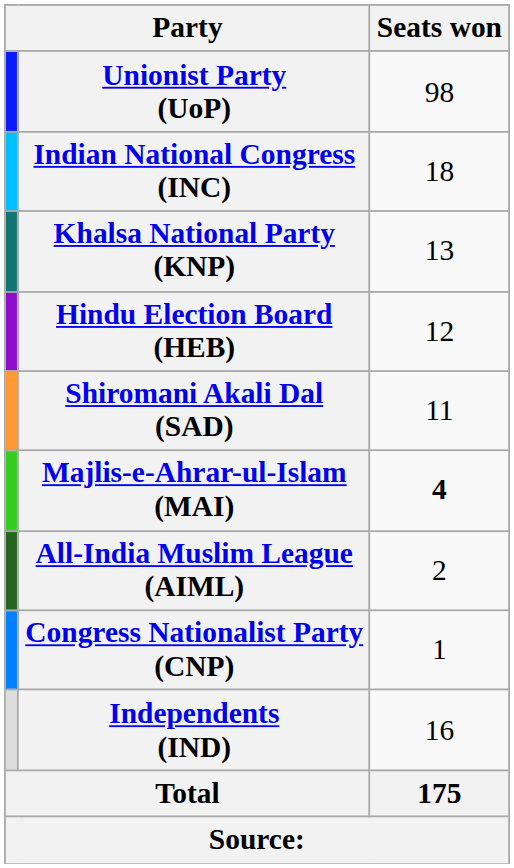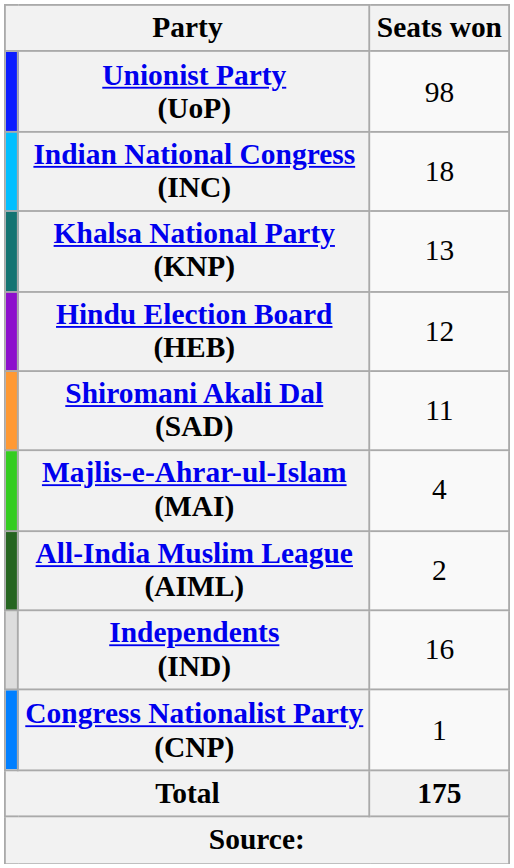(439, 490) bold -> (439, 490) normal
rows swapped: (194, 649) <-> (194, 729)
